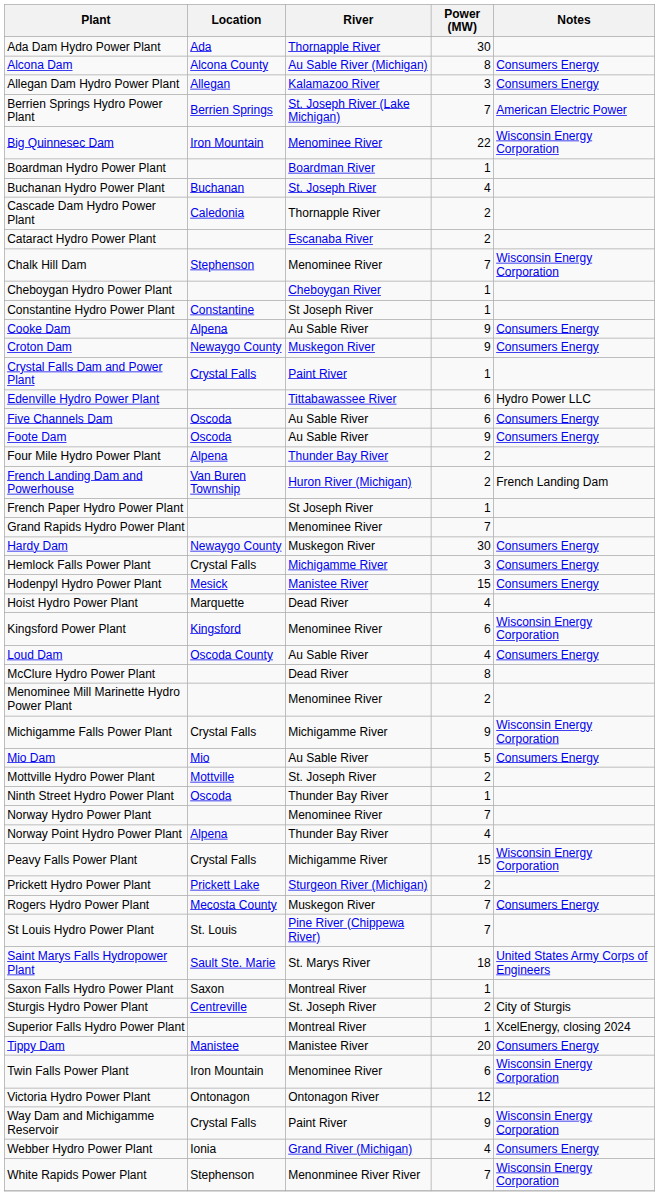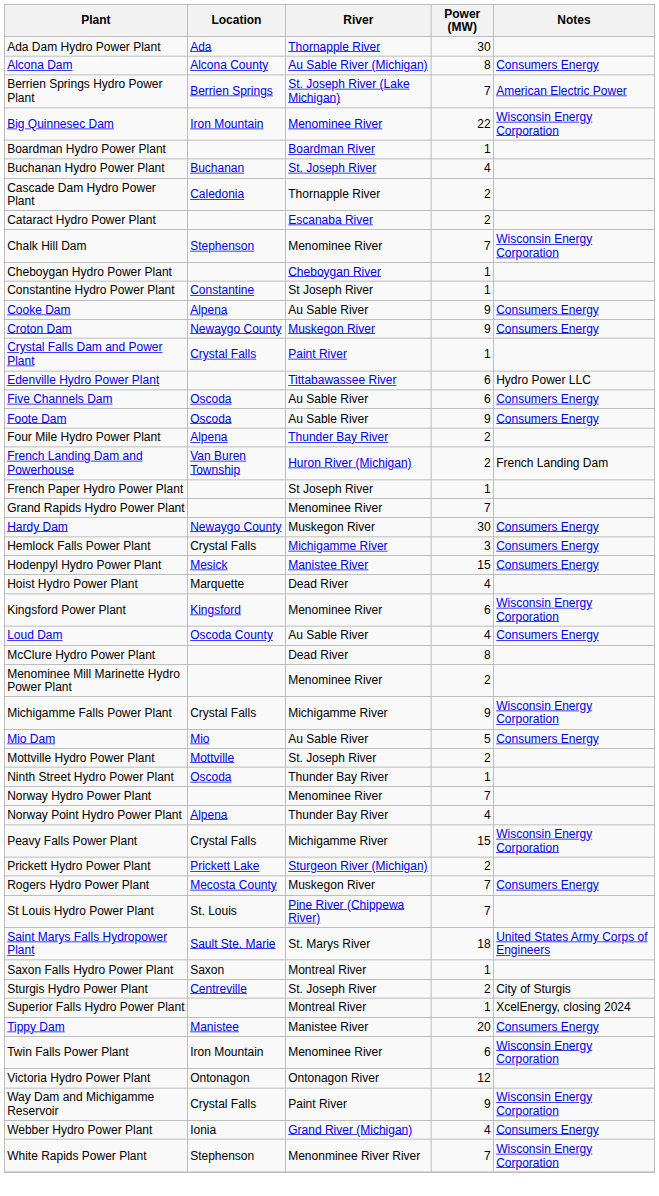- row: (93, 84)
